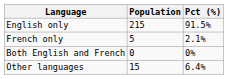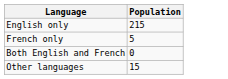- column: (203, 11)
